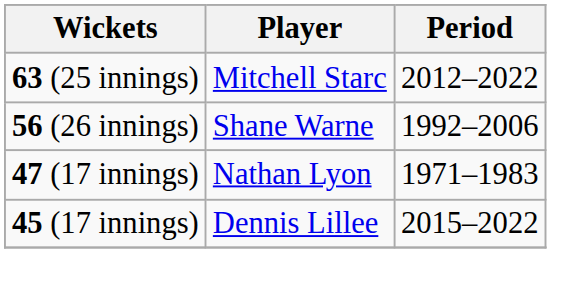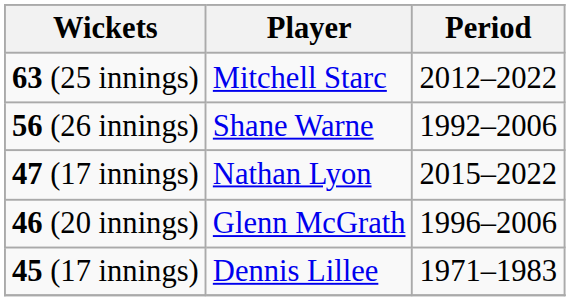(470, 174) 1971–1983 -> (488, 174) 2015–2022
+ row: (105, 222)
(470, 222) 2015–2022 -> (488, 271) 1971–1983
